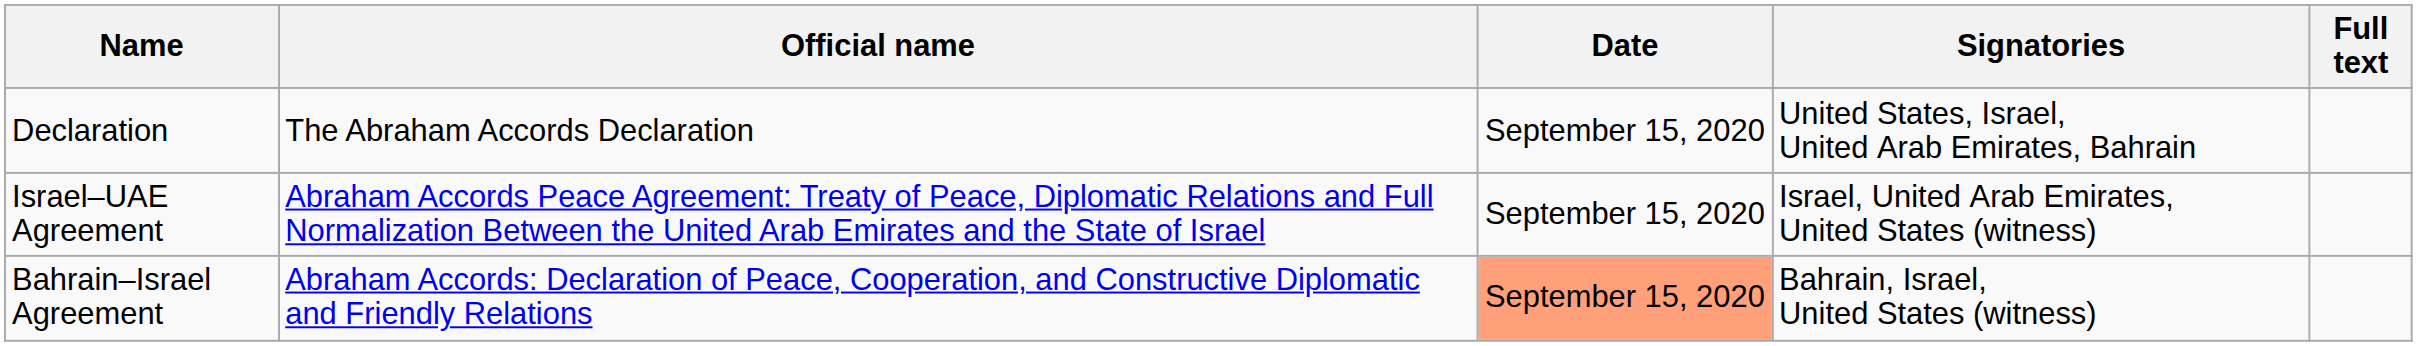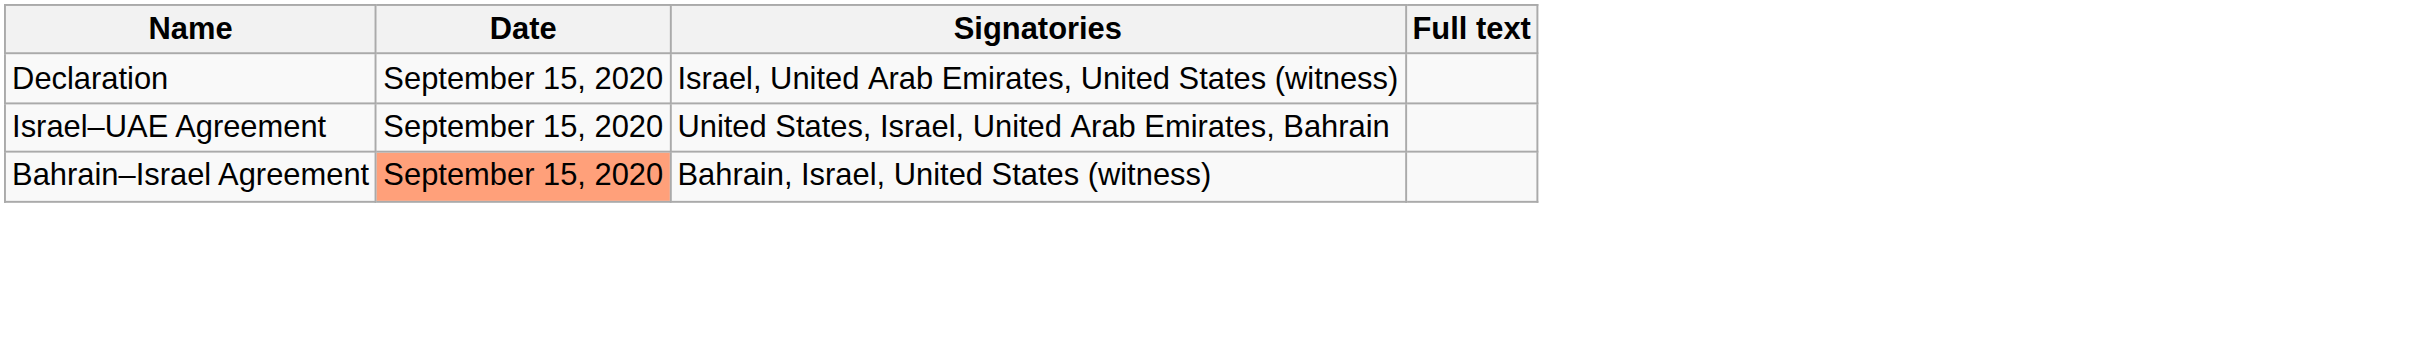- column: (878, 46)
(1988, 130) United States, Israel, United Arab Emirates, Bahrain -> (1038, 77) Israel, United Arab Emirates, United States (witness)
(1976, 213) Israel, United Arab Emirates, United States (witness) -> (1034, 126) United States, Israel, United Arab Emirates, Bahrain
